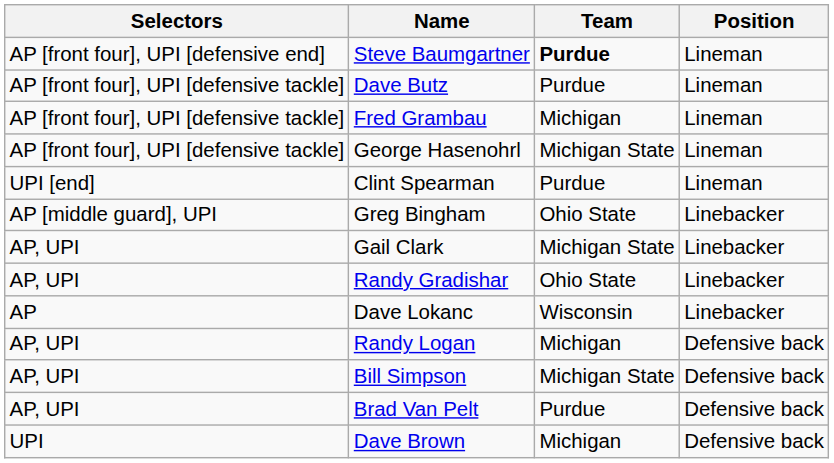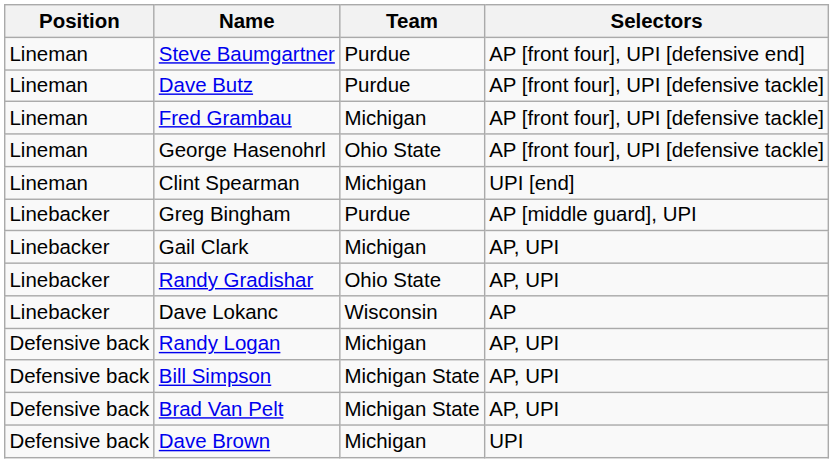columns swapped: (754, 21) <-> (177, 21)
(575, 54) bold -> (377, 54) normal
(607, 150) Michigan State -> (393, 150) Ohio State
(572, 183) Purdue -> (385, 183) Michigan
(588, 215) Ohio State -> (377, 215) Purdue
(607, 247) Michigan State -> (385, 247) Michigan
(572, 409) Purdue -> (412, 409) Michigan State
